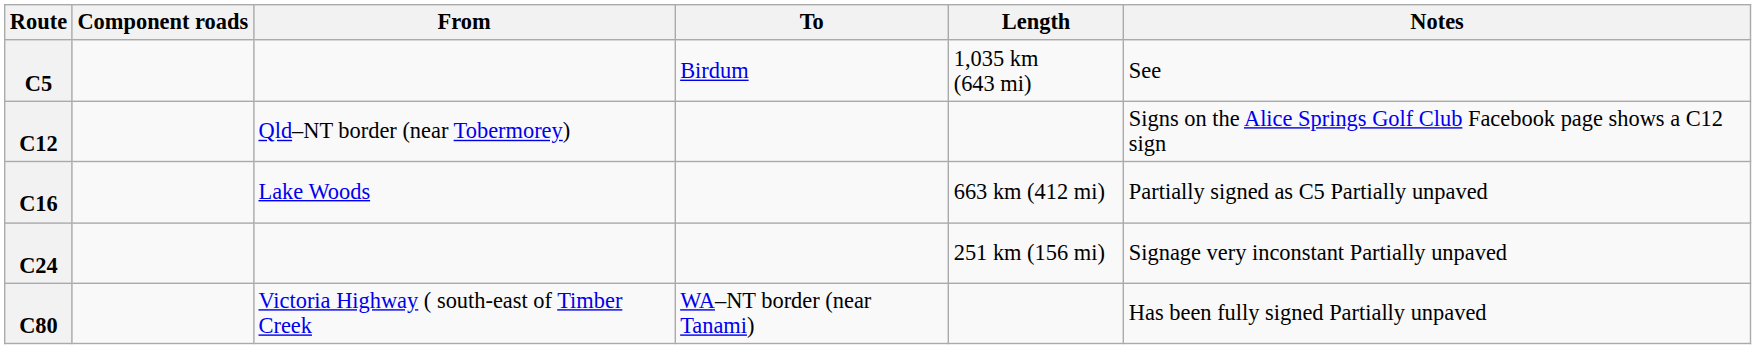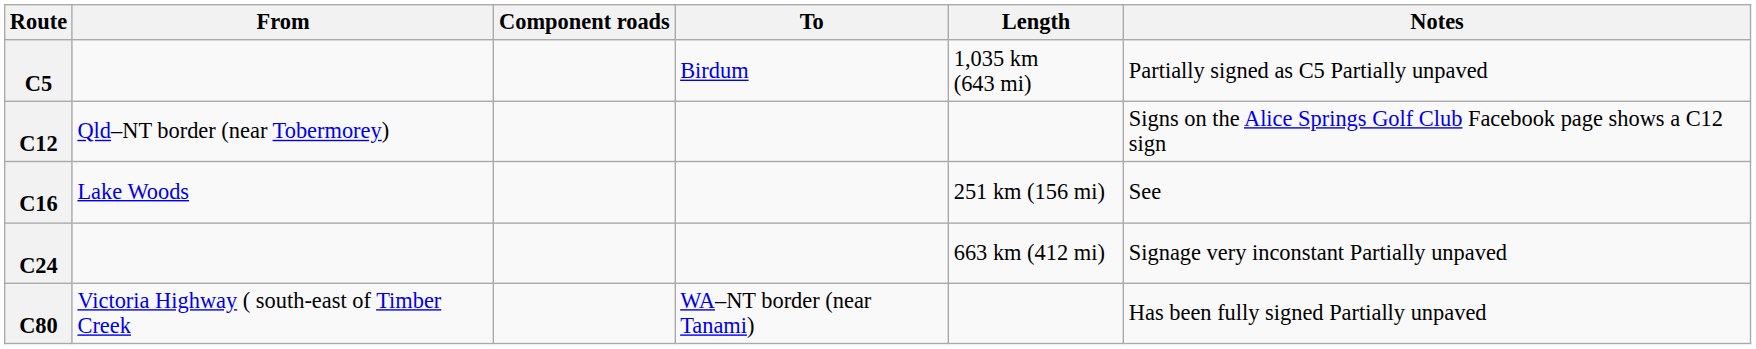columns swapped: (163, 22) <-> (464, 22)
(1145, 70) See -> (1308, 70) Partially signed as C5 Partially unpaved
(1029, 191) 663 km (412 mi) -> (1029, 191) 251 km (156 mi)
(1308, 191) Partially signed as C5 Partially unpaved -> (1145, 191) See
(1029, 252) 251 km (156 mi) -> (1029, 252) 663 km (412 mi)
